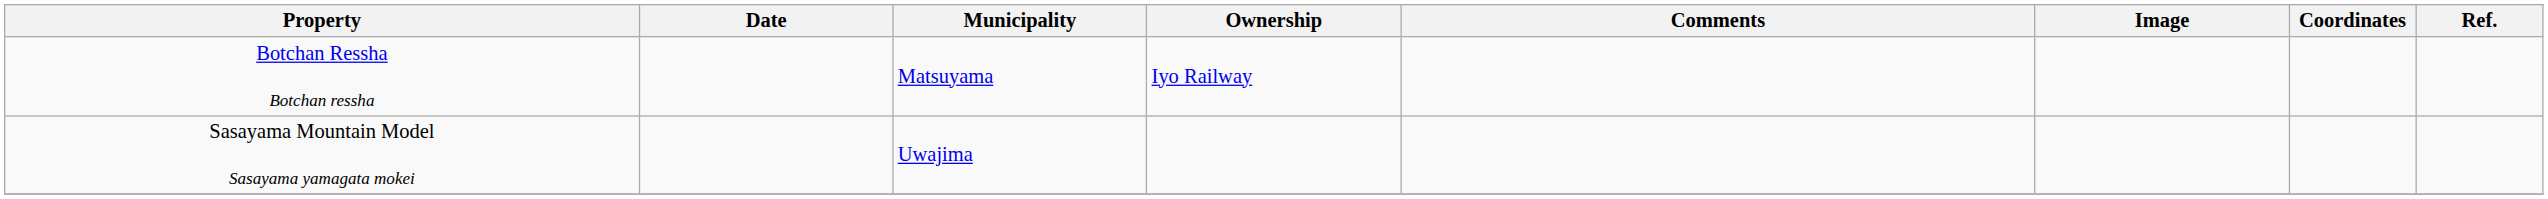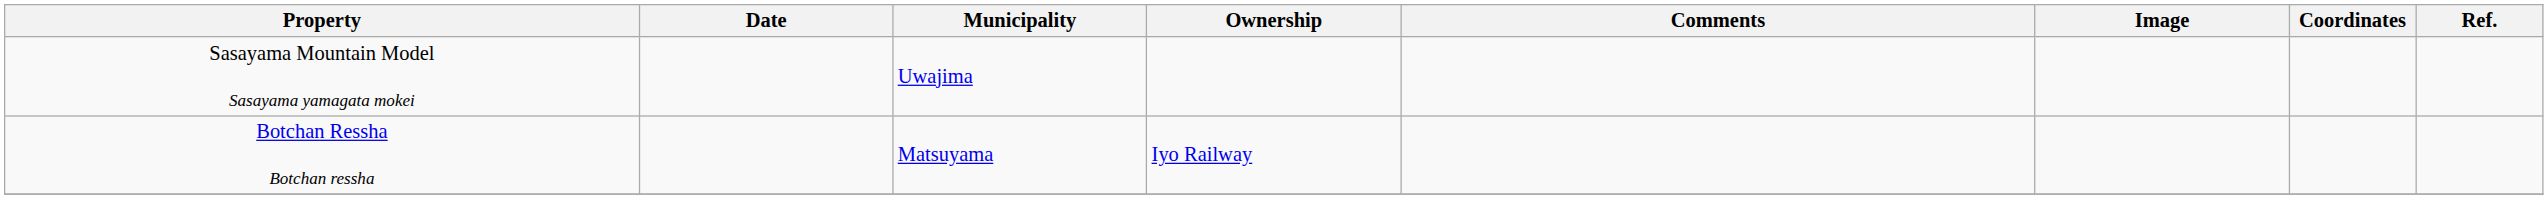rows swapped: (322, 76) <-> (322, 154)
